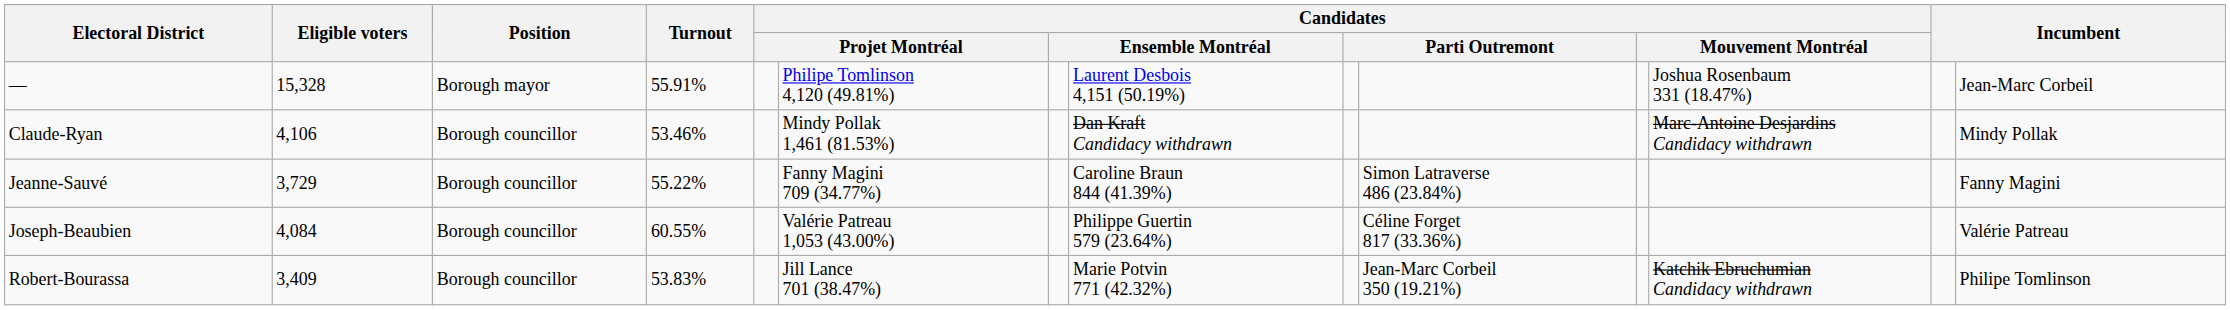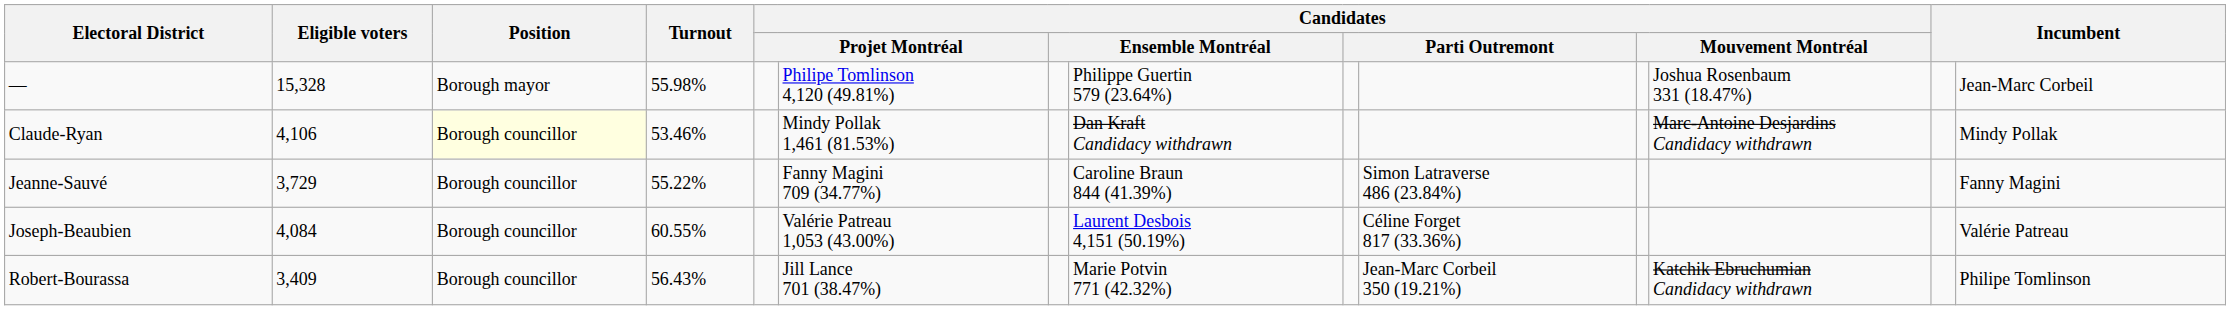(679, 85) 55.91% -> (679, 85) 55.98%
(1132, 85) Laurent Desbois 4,151 (50.19%) -> (1133, 85) Philippe Guertin 579 (23.64%)
(507, 134) no background -> (507, 134) lightyellow background
(1133, 231) Philippe Guertin 579 (23.64%) -> (1132, 231) Laurent Desbois 4,151 (50.19%)
(679, 279) 53.83% -> (679, 279) 56.43%
